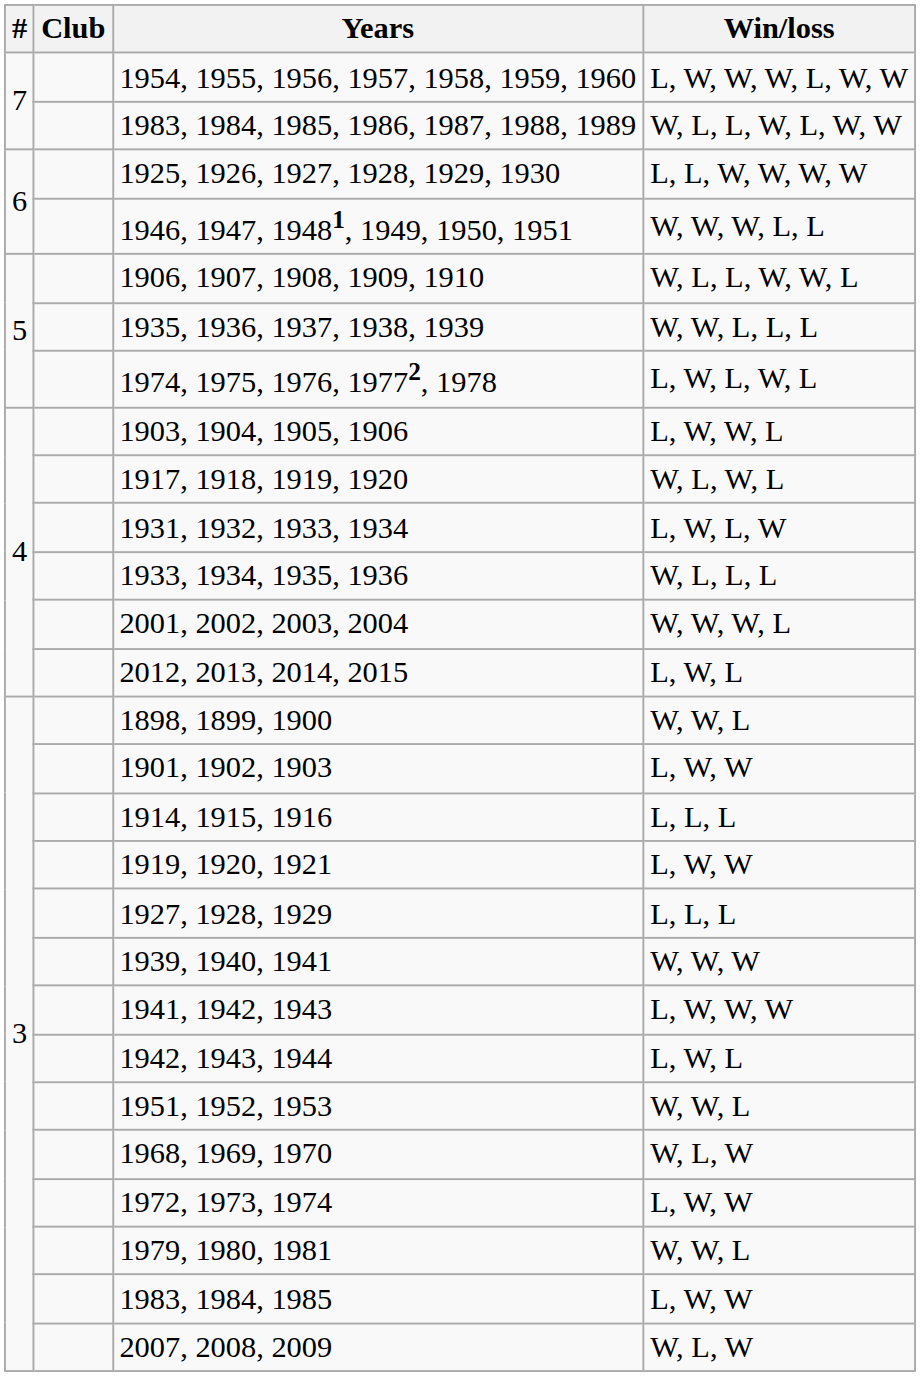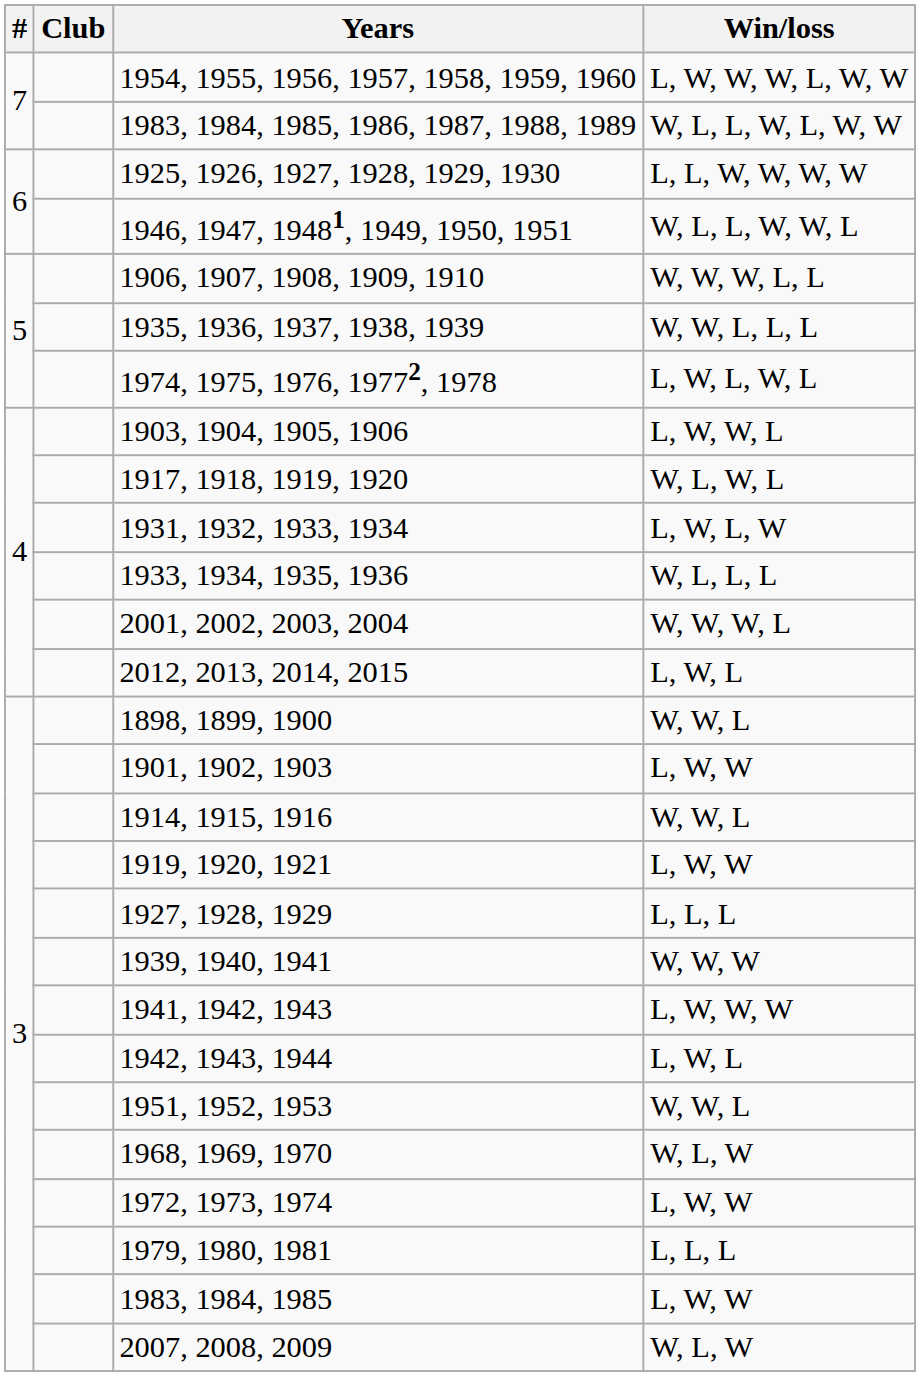(737, 225) W, W, W, L, L -> (754, 225) W, L, L, W, W, L
(754, 277) W, L, L, W, W, L -> (737, 277) W, W, W, L, L
(693, 816) L, L, L -> (700, 816) W, W, L
(700, 1250) W, W, L -> (693, 1250) L, L, L
